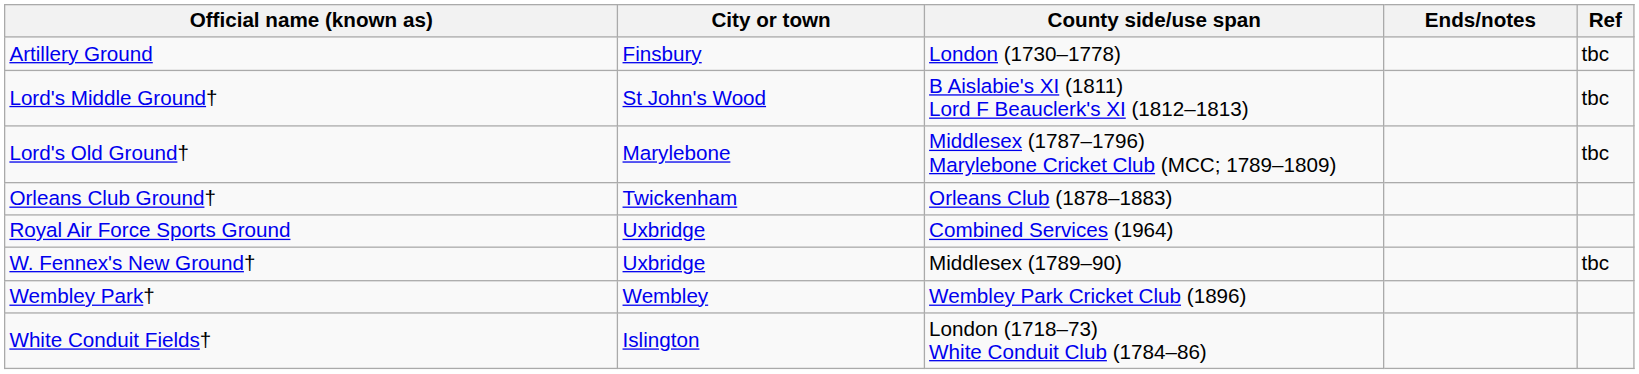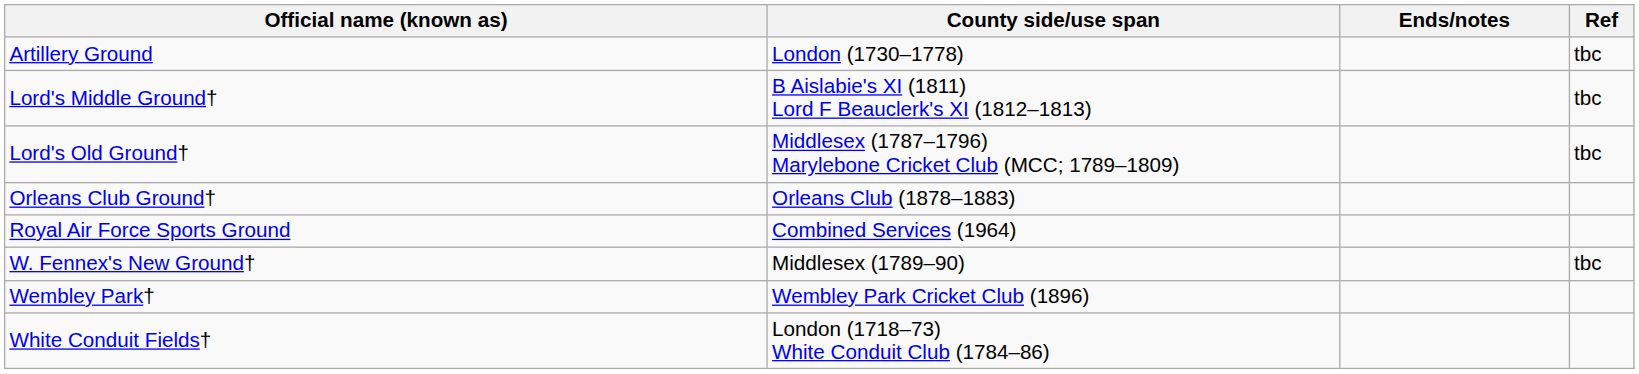- column: (771, 20)
